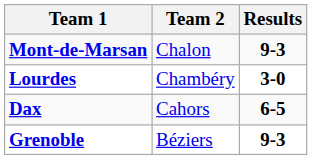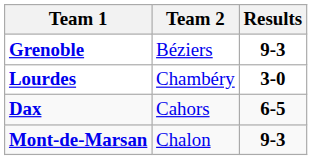rows swapped: (78, 49) <-> (47, 139)
